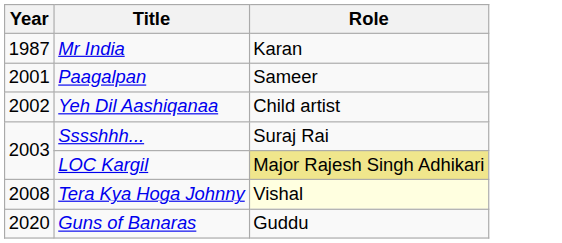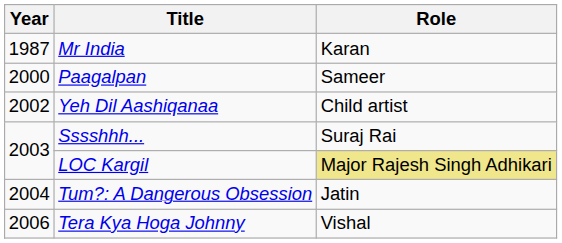(29, 77) 2001 -> (29, 77) 2000
+ row: (185, 194)
(29, 194) 2008 -> (29, 223) 2006
(278, 194) lightyellow background -> (346, 223) no background
- row: (127, 223)
